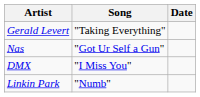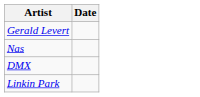- column: (120, 13)
